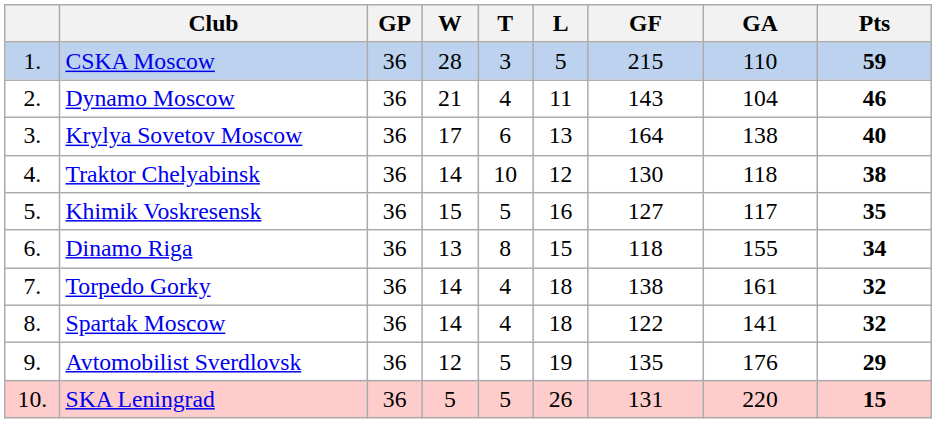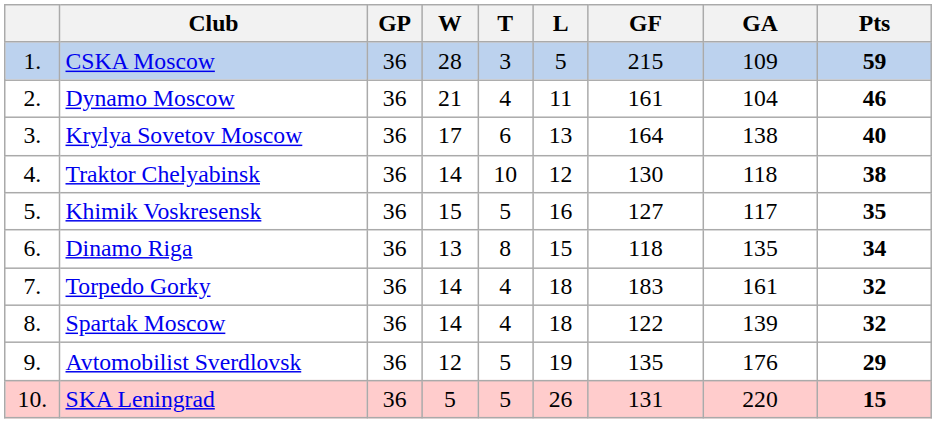(760, 60) 110 -> (760, 60) 109
(645, 98) 143 -> (645, 98) 161
(760, 248) 155 -> (760, 248) 135
(645, 286) 138 -> (645, 286) 183
(760, 323) 141 -> (760, 323) 139
